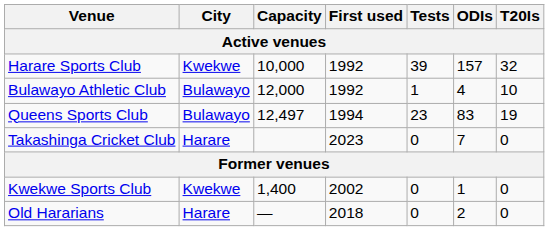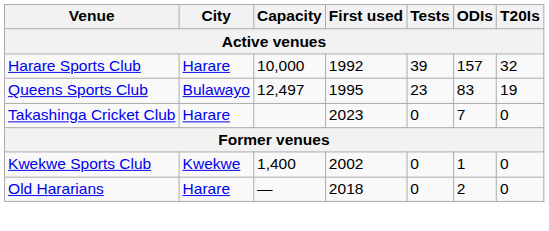(211, 66) Kwekwe -> (206, 66) Harare
- row: (87, 90)
(346, 115) 1994 -> (346, 90) 1995
